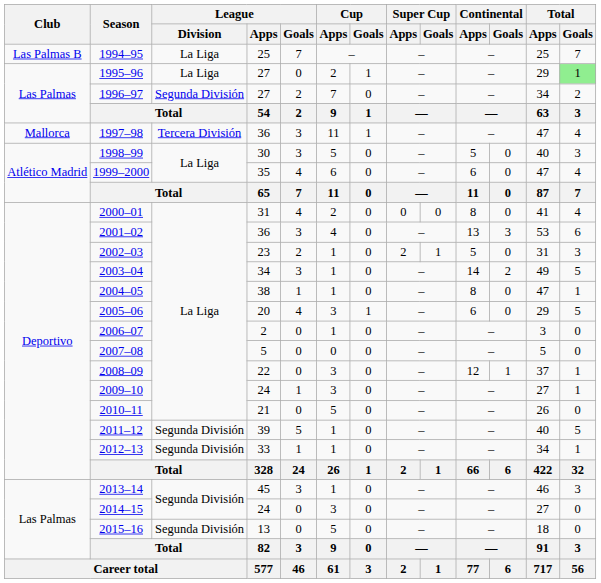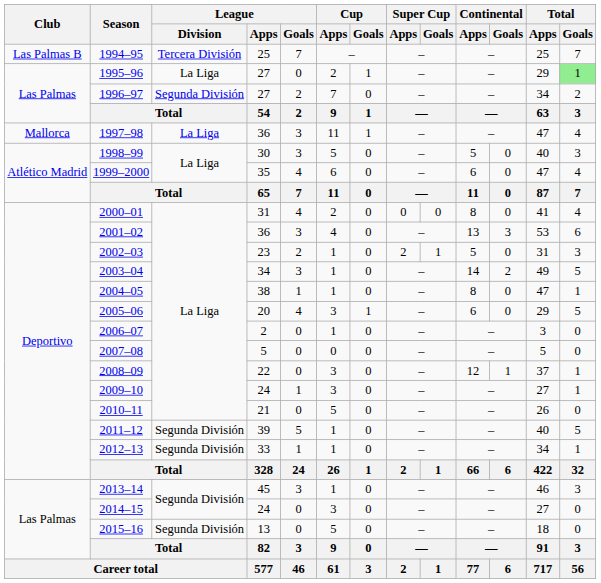(200, 53) La Liga -> (200, 53) Tercera División
(200, 133) Tercera División -> (200, 133) La Liga
